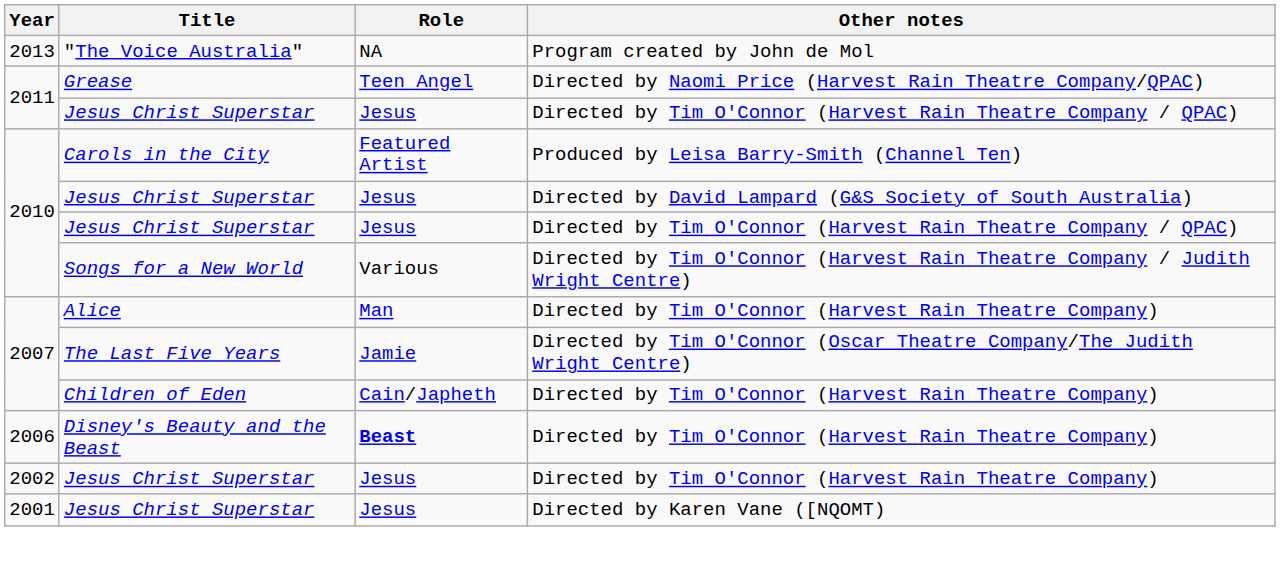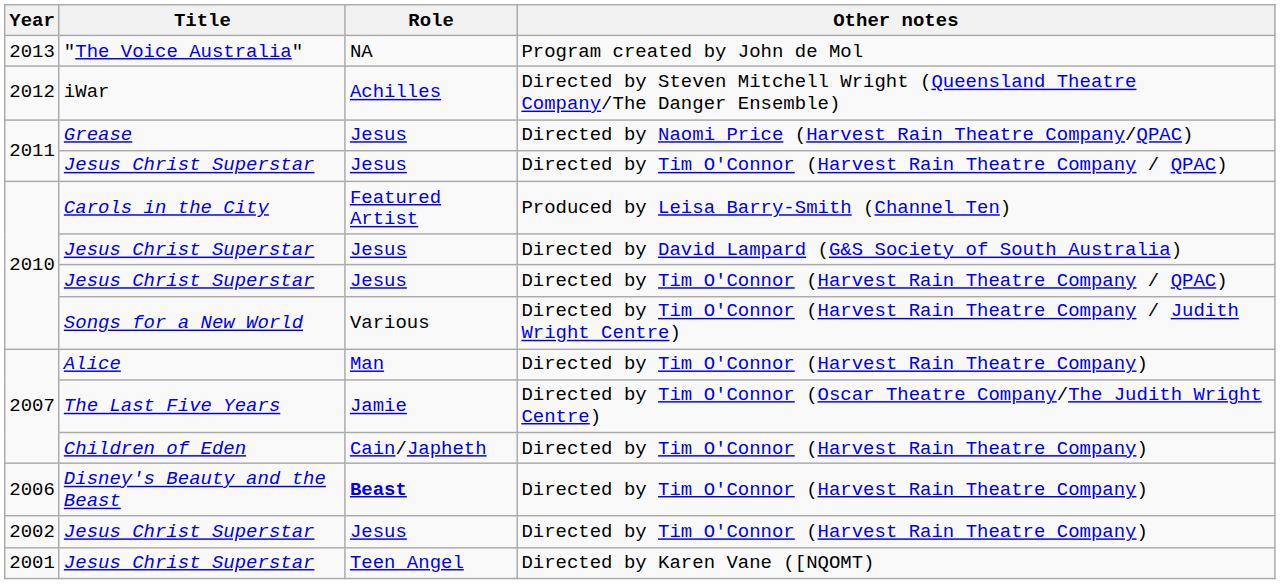+ row: (87, 93)
(416, 82) Teen Angel -> (378, 135) Jesus
(388, 510) Jesus -> (407, 563) Teen Angel
